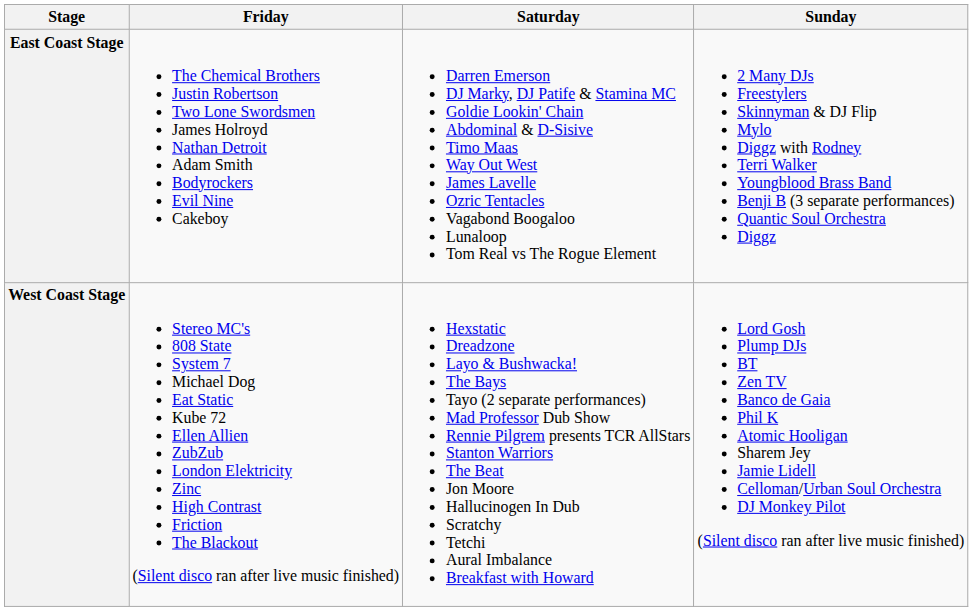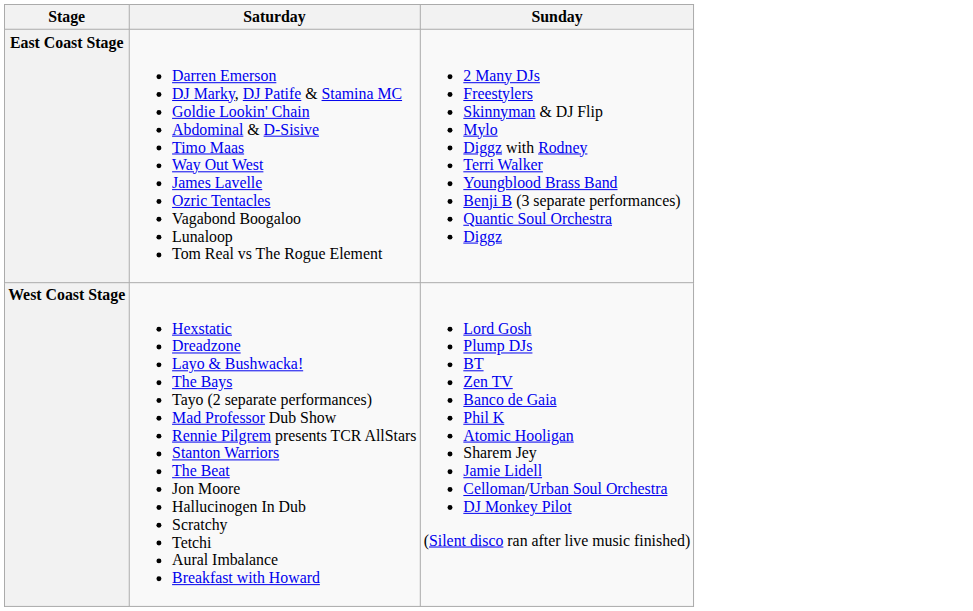- column: (266, 17)
